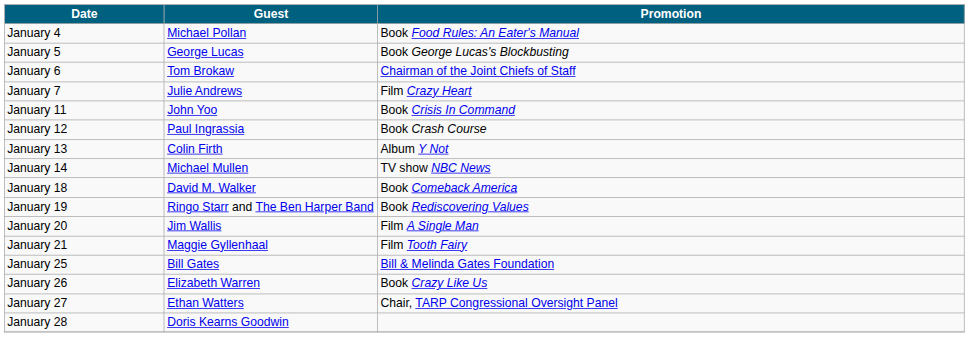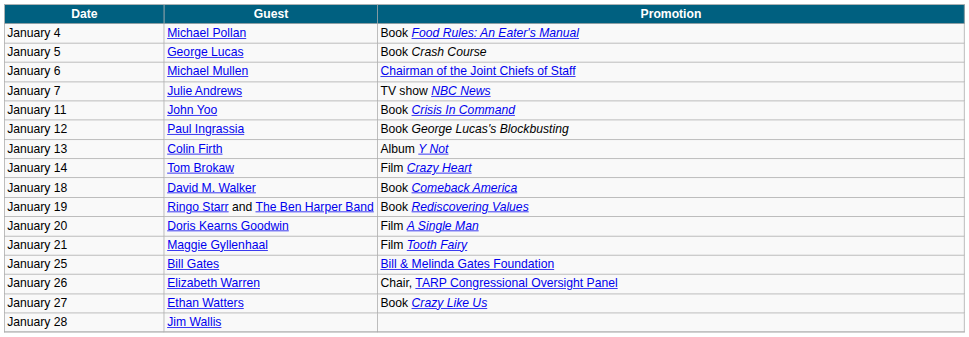(475, 52) Book George Lucas's Blockbusting -> (434, 52) Book Crash Course
(201, 71) Tom Brokaw -> (208, 71) Michael Mullen
(426, 91) Film Crazy Heart -> (436, 91) TV show NBC News
(434, 129) Book Crash Course -> (475, 129) Book George Lucas's Blockbusting
(208, 168) Michael Mullen -> (201, 168) Tom Brokaw
(436, 168) TV show NBC News -> (426, 168) Film Crazy Heart
(194, 226) Jim Wallis -> (228, 226) Doris Kearns Goodwin
(434, 284) Book Crazy Like Us -> (499, 284) Chair, TARP Congressional Oversight Panel
(499, 303) Chair, TARP Congressional Oversight Panel -> (434, 303) Book Crazy Like Us
(228, 322) Doris Kearns Goodwin -> (194, 322) Jim Wallis
